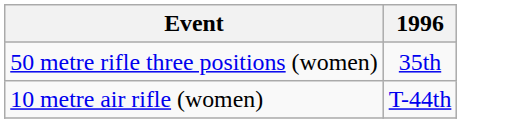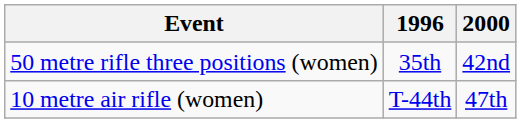+ column: (486, 23)
